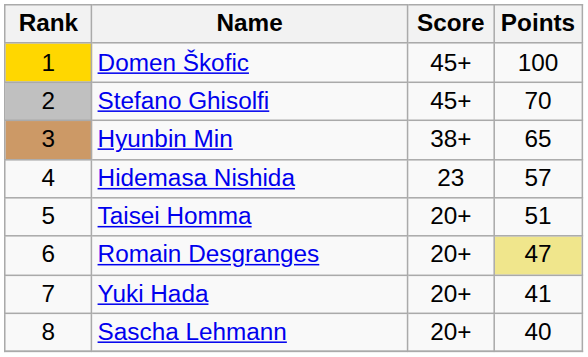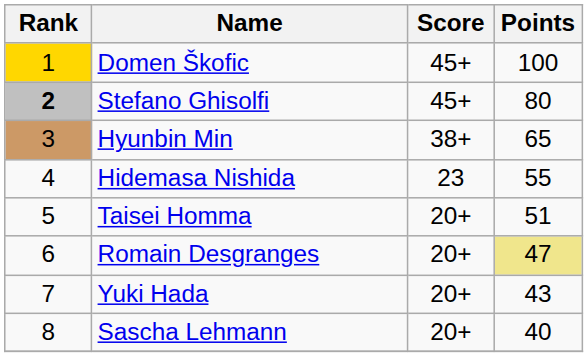(48, 100) normal -> (48, 100) bold
(538, 100) 70 -> (538, 100) 80
(538, 178) 57 -> (538, 178) 55
(538, 293) 41 -> (538, 293) 43
